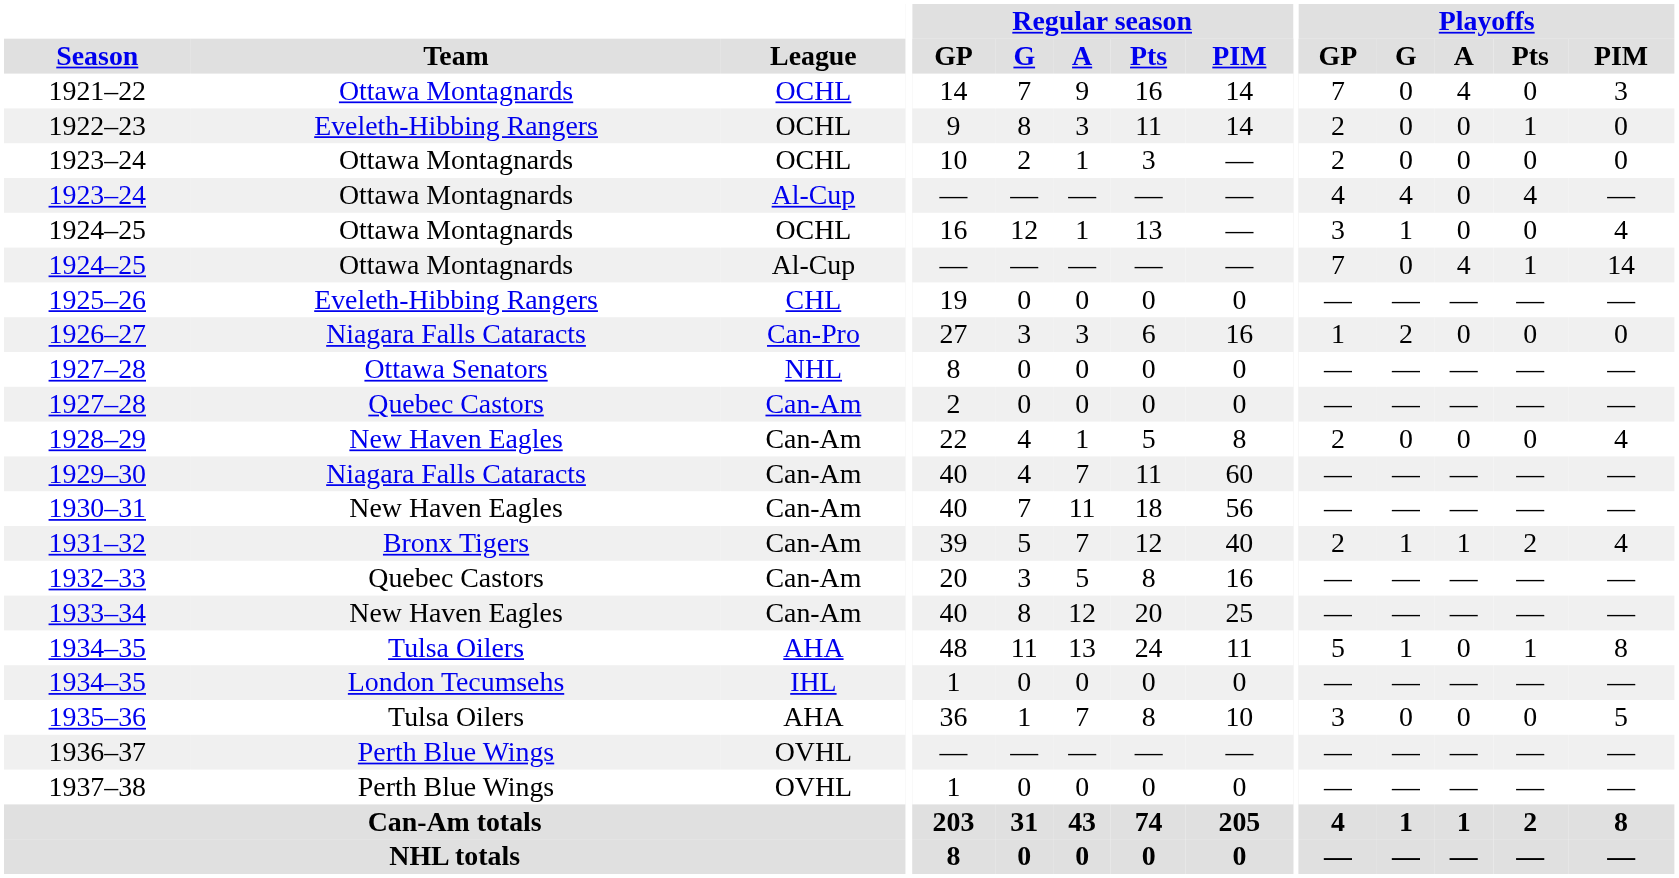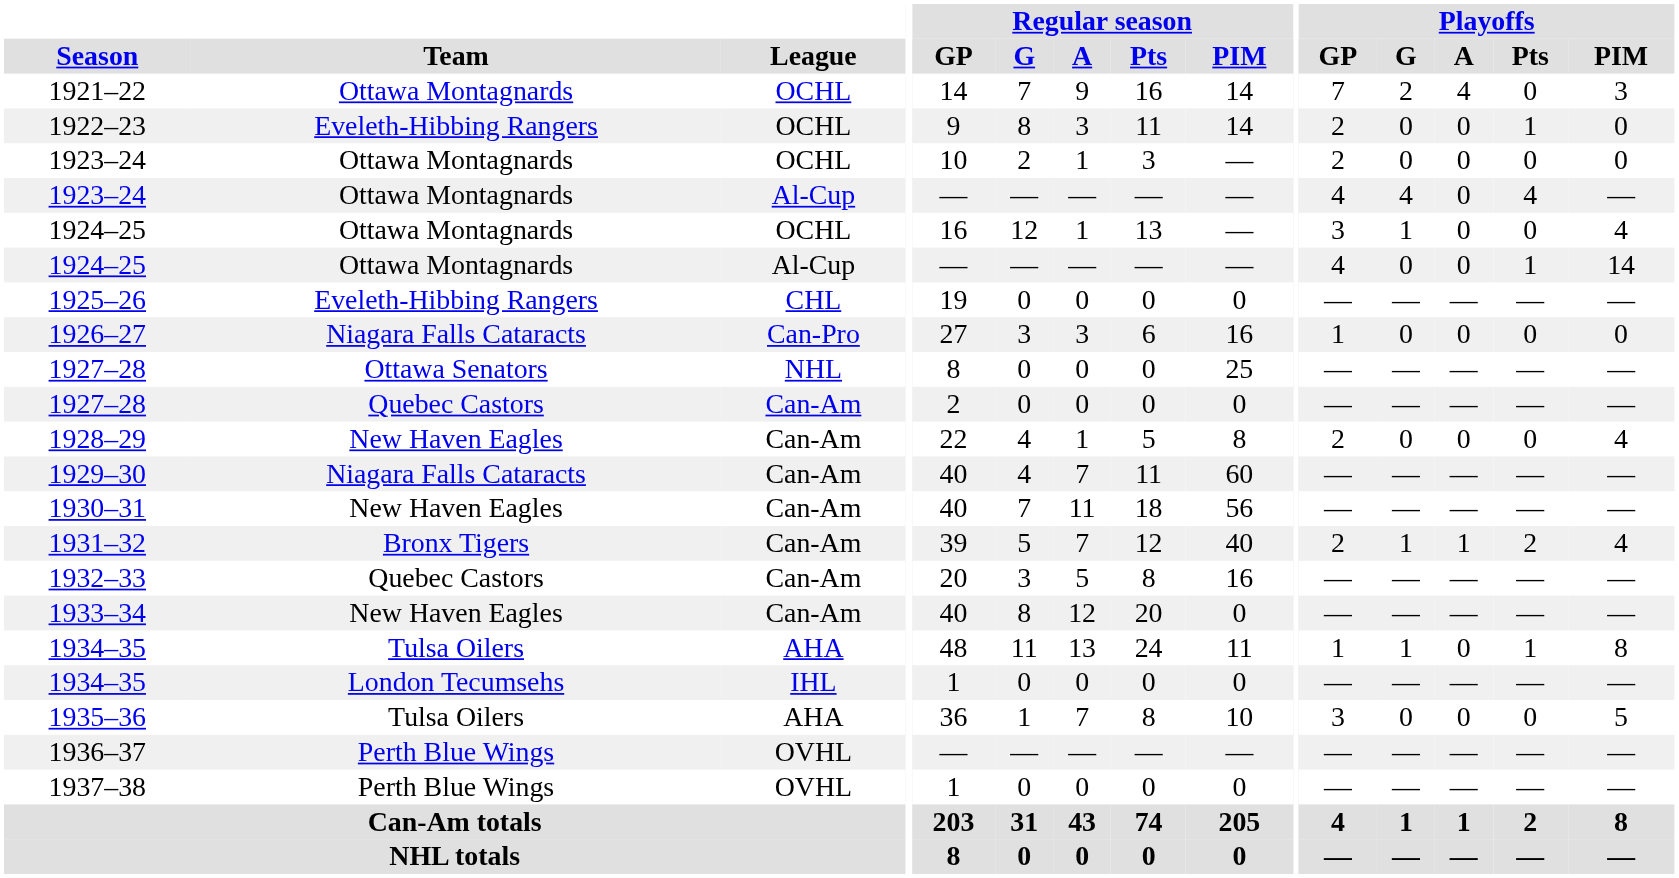(1406, 90) 0 -> (1406, 90) 2
(1338, 264) 7 -> (1338, 264) 4
(1464, 264) 4 -> (1464, 264) 0
(1406, 334) 2 -> (1406, 334) 0
(1239, 369) 0 -> (1239, 369) 25
(1239, 612) 25 -> (1239, 612) 0
(1338, 647) 5 -> (1338, 647) 1
